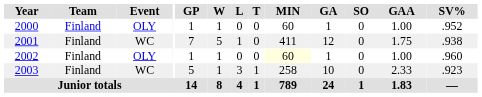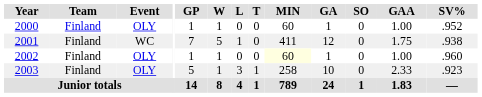(145, 70) WC -> (145, 70) OLY
